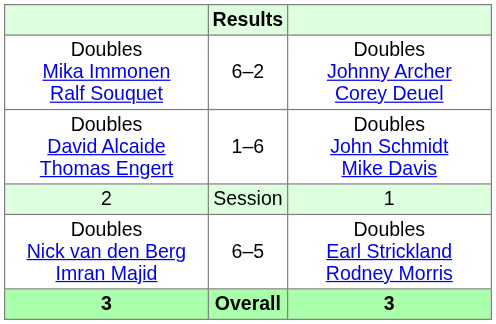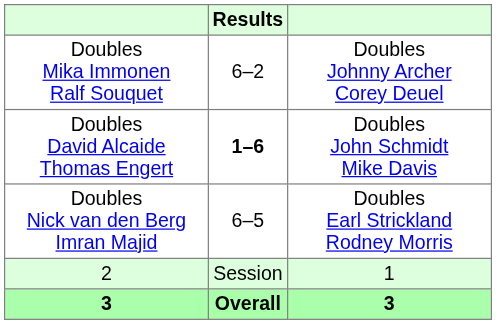(248, 146) normal -> (248, 146) bold
rows swapped: (106, 251) <-> (106, 199)
